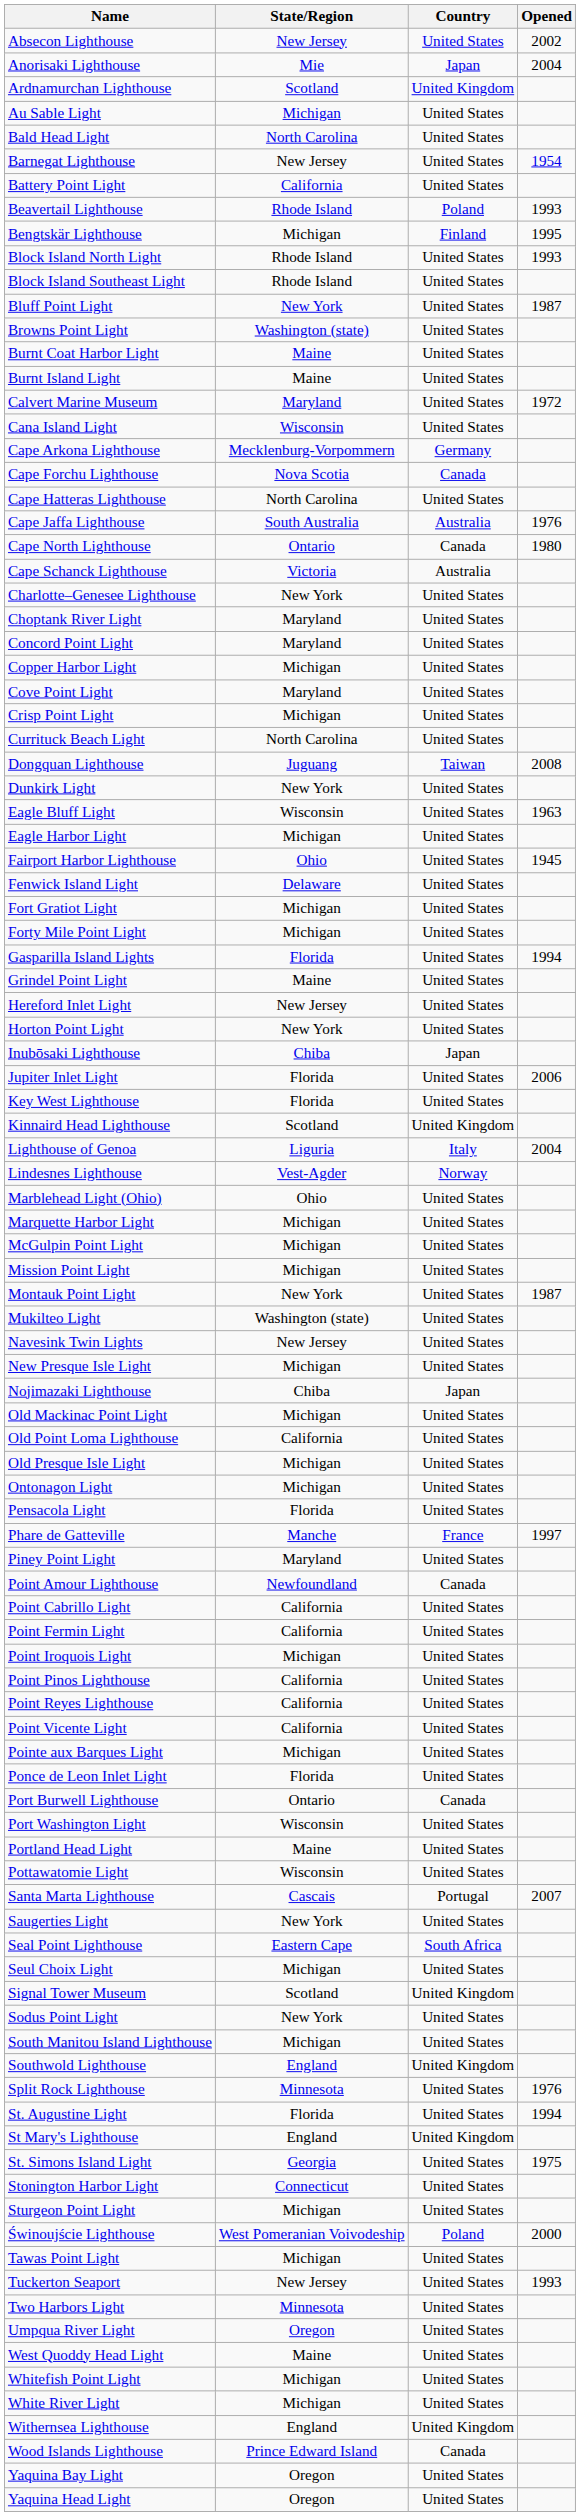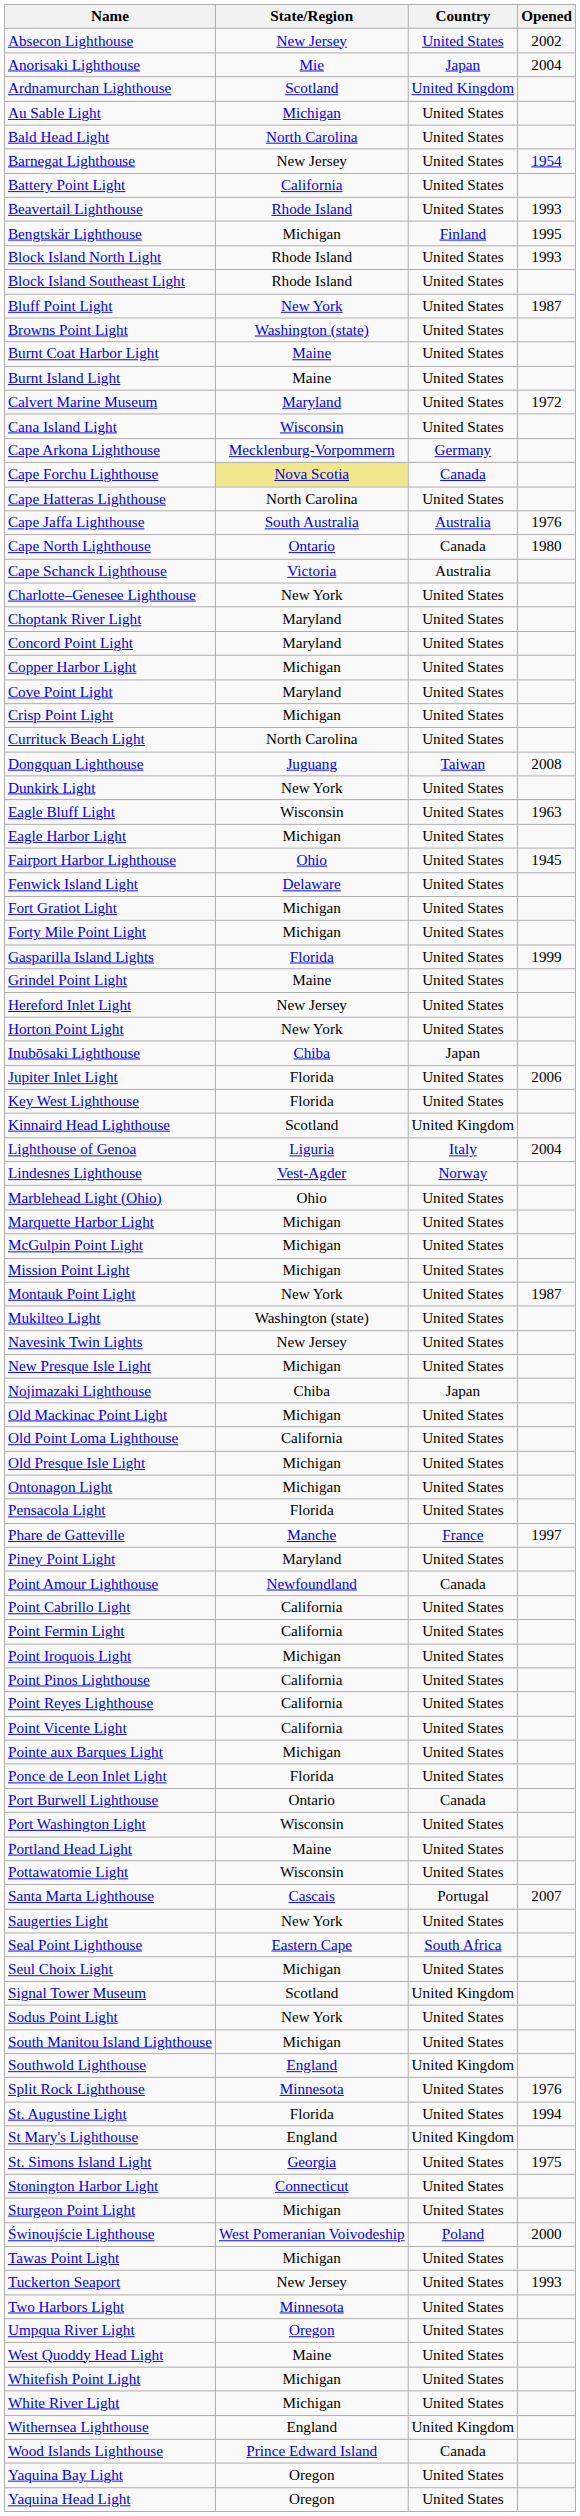(463, 209) Poland -> (463, 209) United States
(312, 474) no background -> (312, 474) khaki background
(547, 956) 1994 -> (547, 956) 1999
